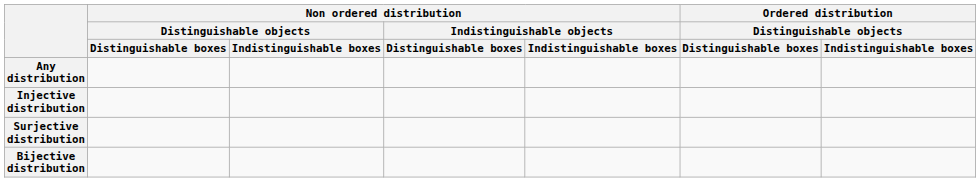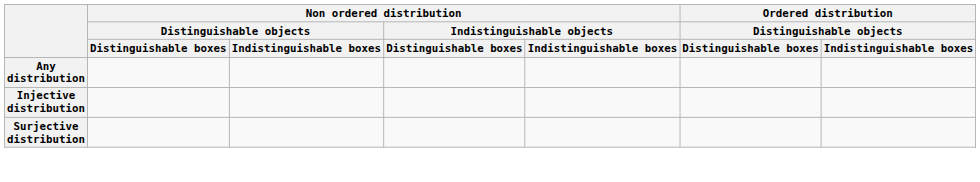- row: (46, 162)
